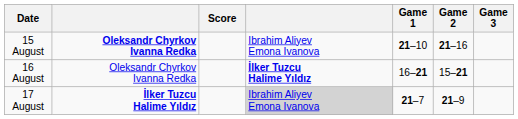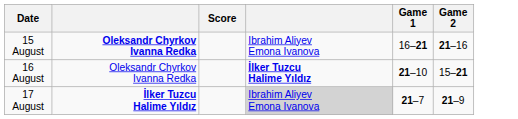- column: (493, 19)
(413, 46) 21–10 -> (413, 46) 16–21
(413, 74) 16–21 -> (413, 74) 21–10
